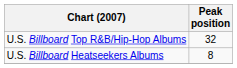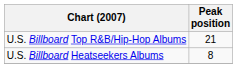(211, 39) 32 -> (211, 39) 21
